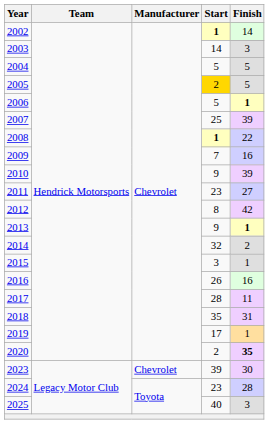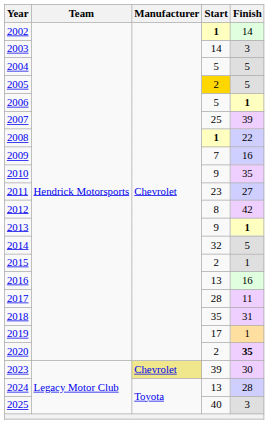(247, 174) 39 -> (247, 174) 35
(247, 245) 2 -> (247, 245) 5
(216, 263) 3 -> (216, 263) 2
(216, 280) 26 -> (216, 280) 13
(156, 370) no background -> (156, 370) khaki background
(216, 387) 23 -> (216, 387) 13
